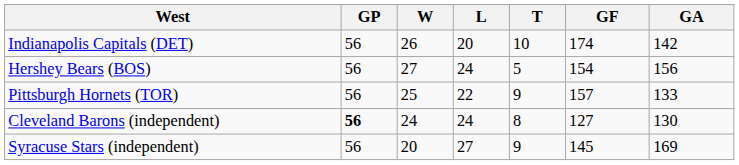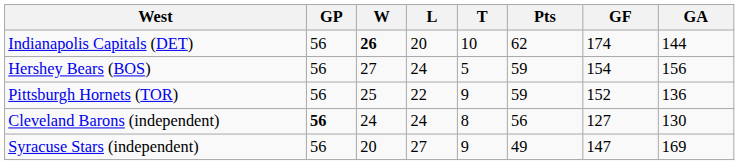+ column: (545, 17)
(409, 43) normal -> (368, 43) bold
(665, 43) 142 -> (674, 43) 144
(581, 95) 157 -> (599, 95) 152
(665, 95) 133 -> (674, 95) 136
(581, 146) 145 -> (599, 146) 147
